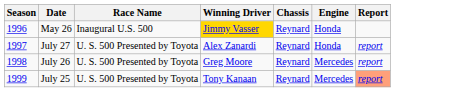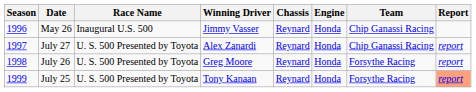+ column: (391, 12)
(231, 29) gold background -> (231, 29) no background
(334, 62) Mercedes -> (328, 62) Honda
(334, 79) Mercedes -> (328, 79) Honda
